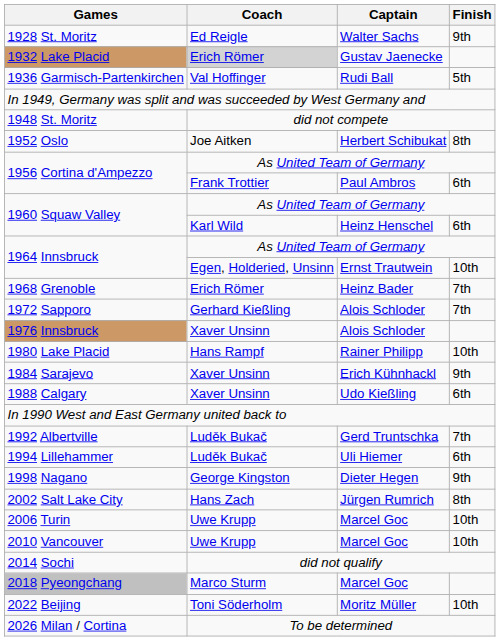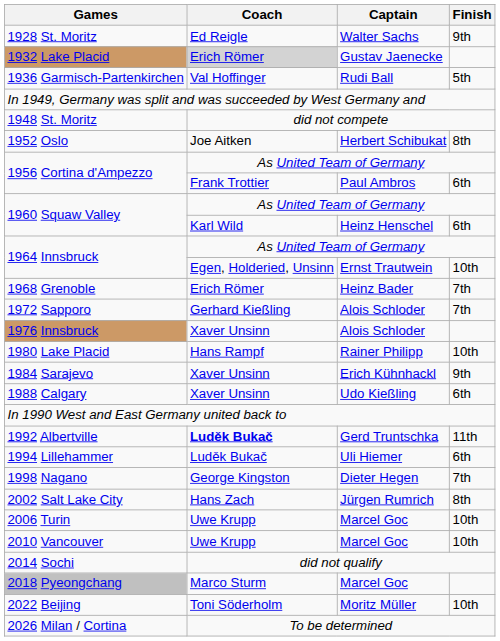(228, 436) normal -> (231, 436) bold
(462, 436) 7th -> (465, 436) 11th
(462, 478) 9th -> (462, 478) 7th
